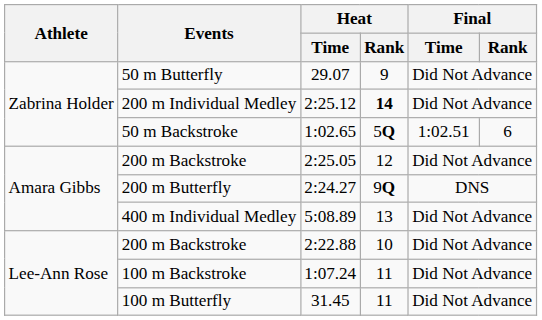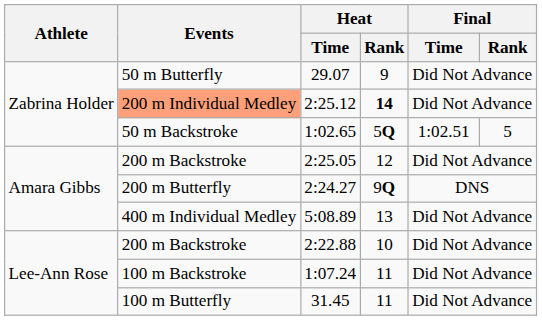(209, 103) no background -> (209, 103) lightsalmon background
(508, 132) 6 -> (508, 132) 5
